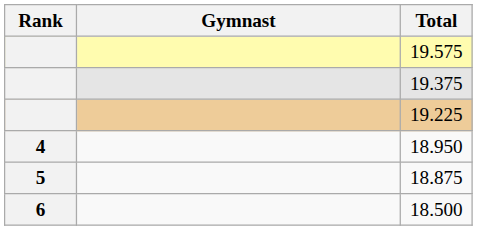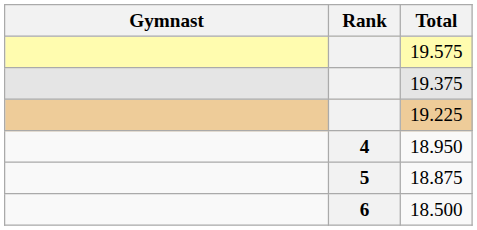columns swapped: (41, 20) <-> (238, 20)
